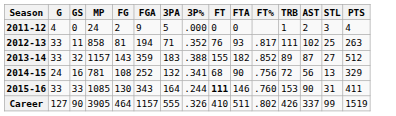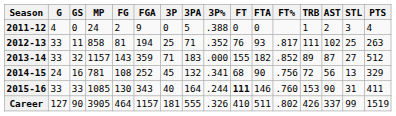+ column: (171, 12)
(196, 27) .000 -> (217, 27) .388
(196, 58) .388 -> (217, 58) .000
